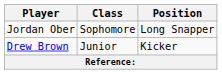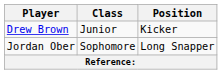rows swapped: (38, 46) <-> (41, 30)
